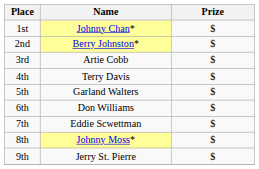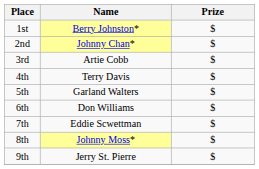(106, 28) Johnny Chan* -> (106, 28) Berry Johnston*
(106, 44) Berry Johnston* -> (106, 44) Johnny Chan*
